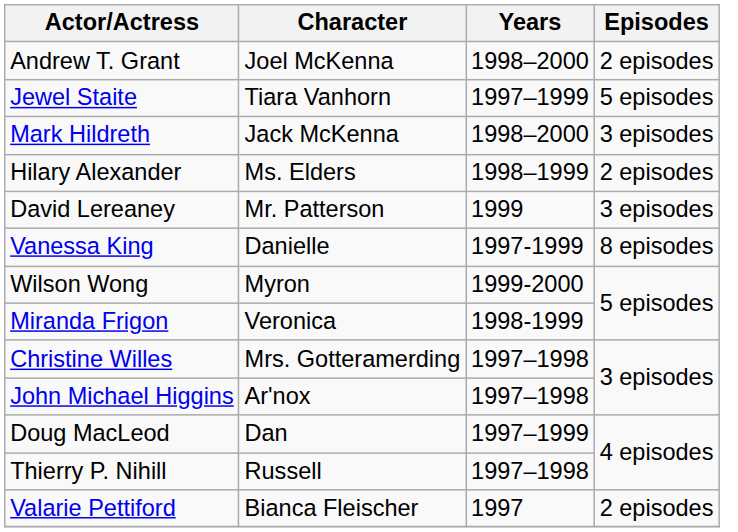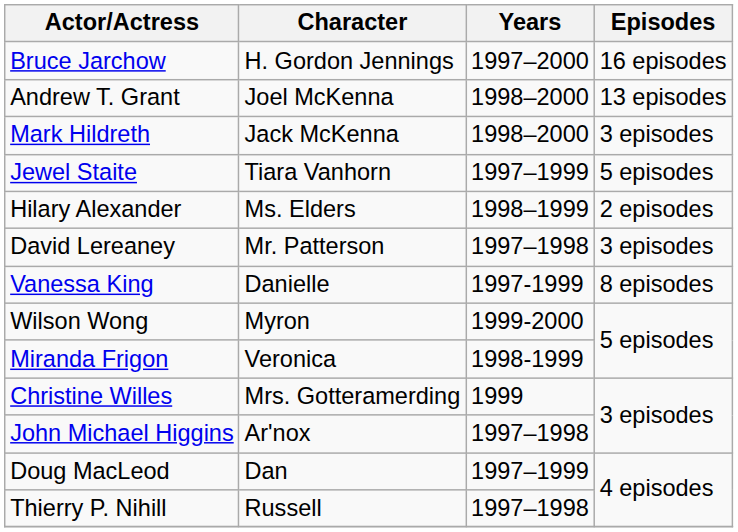+ row: (88, 60)
(657, 60) 2 episodes -> (663, 97) 13 episodes
rows swapped: (80, 135) <-> (74, 97)
(497, 209) 1999 -> (530, 246) 1997–1998
(530, 358) 1997–1998 -> (497, 396) 1999
- row: (93, 508)
